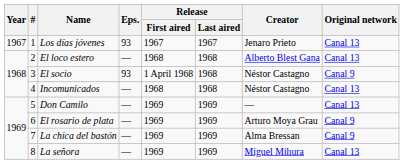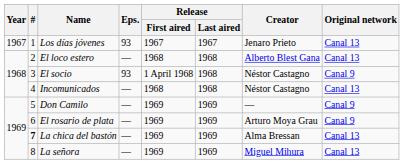(342, 105) Canal 13 -> (339, 105) Canal 9
(33, 136) normal -> (33, 136) bold
(339, 136) Canal 9 -> (342, 136) Canal 13
